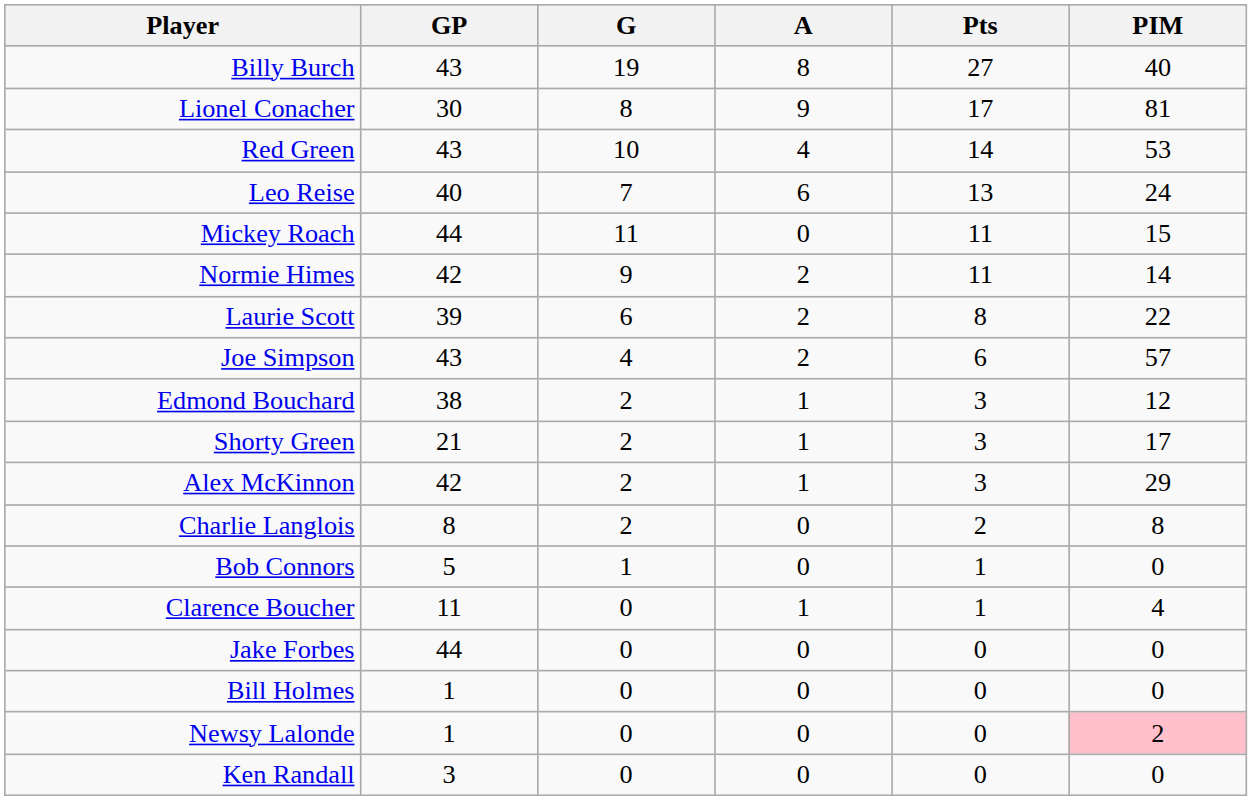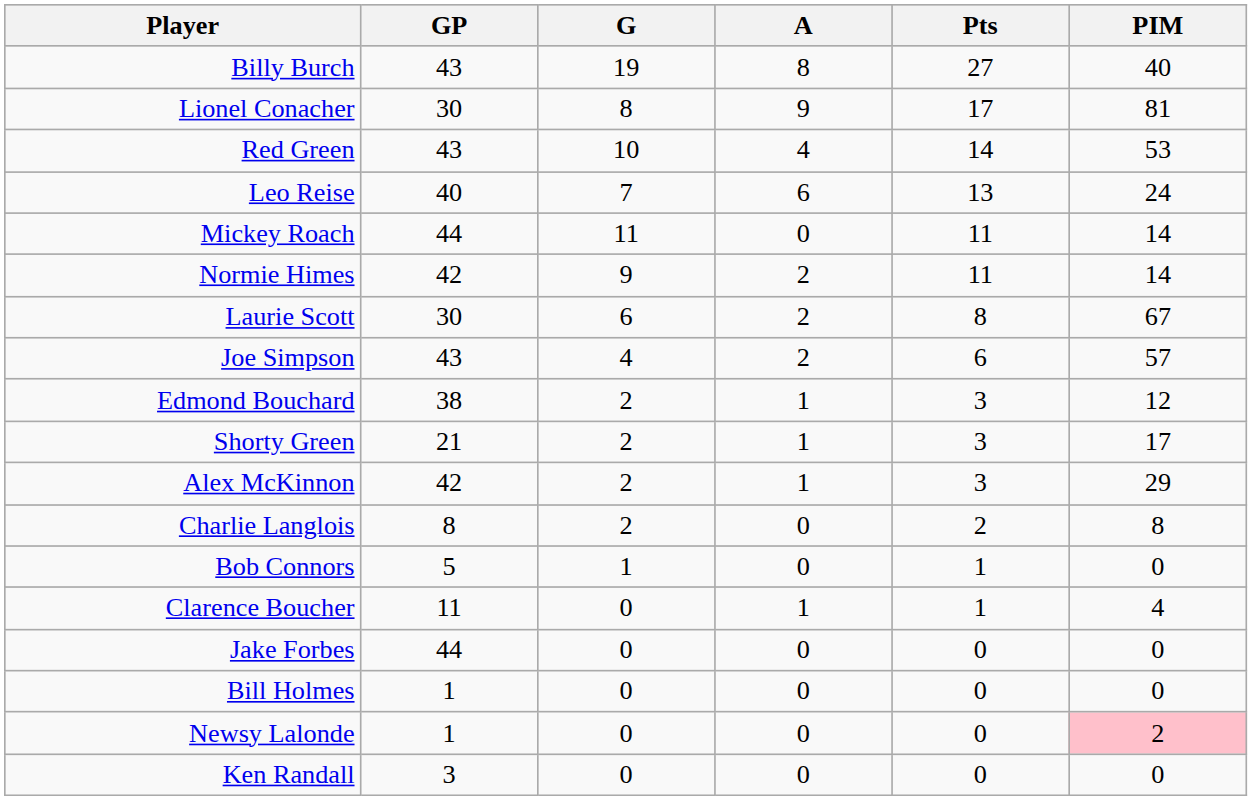(1158, 233) 15 -> (1158, 233) 14
(449, 316) 39 -> (449, 316) 30
(1158, 316) 22 -> (1158, 316) 67
